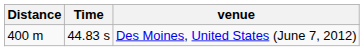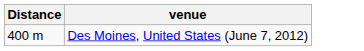- column: (89, 14)
